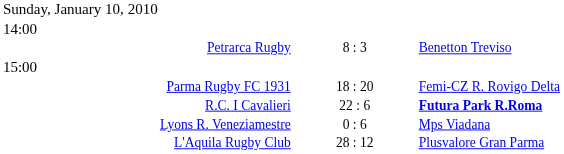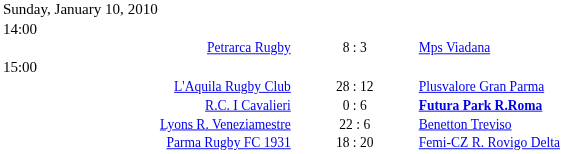(465, 48) Benetton Treviso -> (454, 48) Mps Viadana
rows swapped: (232, 143) <-> (229, 86)
(355, 105) 22 : 6 -> (355, 105) 0 : 6
(355, 124) 0 : 6 -> (355, 124) 22 : 6
(454, 124) Mps Viadana -> (465, 124) Benetton Treviso
